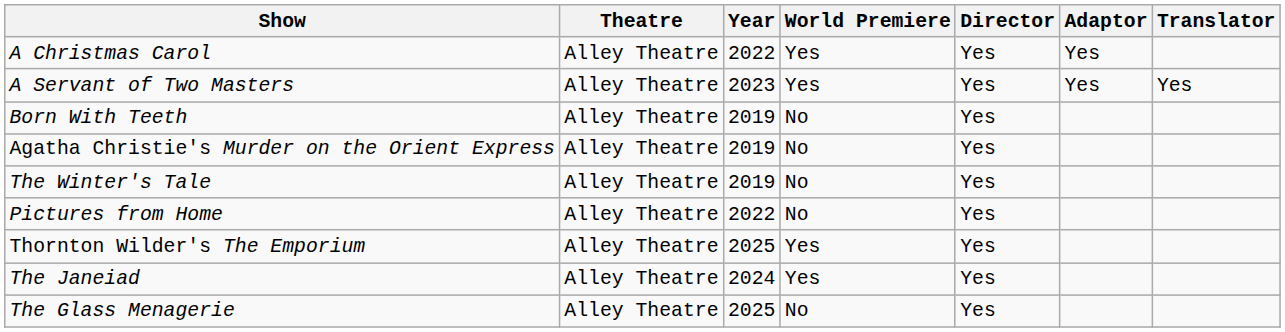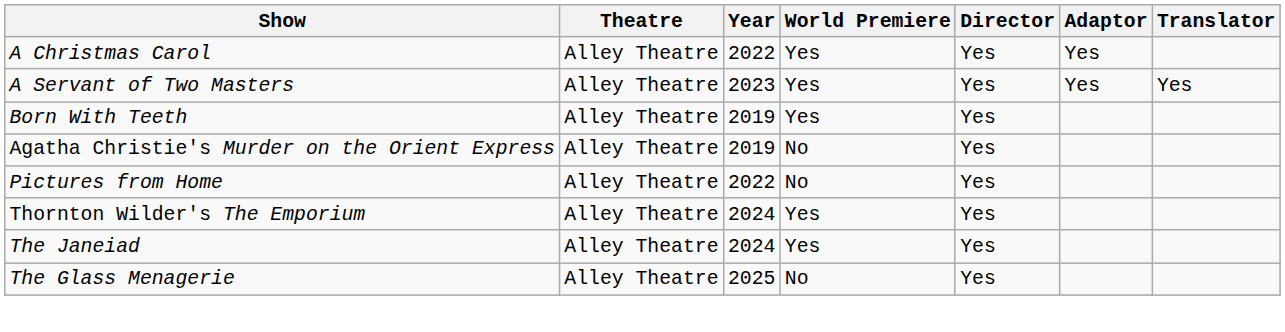(797, 117) No -> (803, 117) Yes
- row: (110, 182)
(752, 246) 2025 -> (752, 214) 2024
